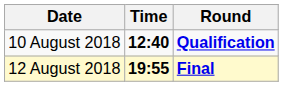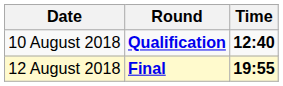columns swapped: (149, 17) <-> (226, 17)
